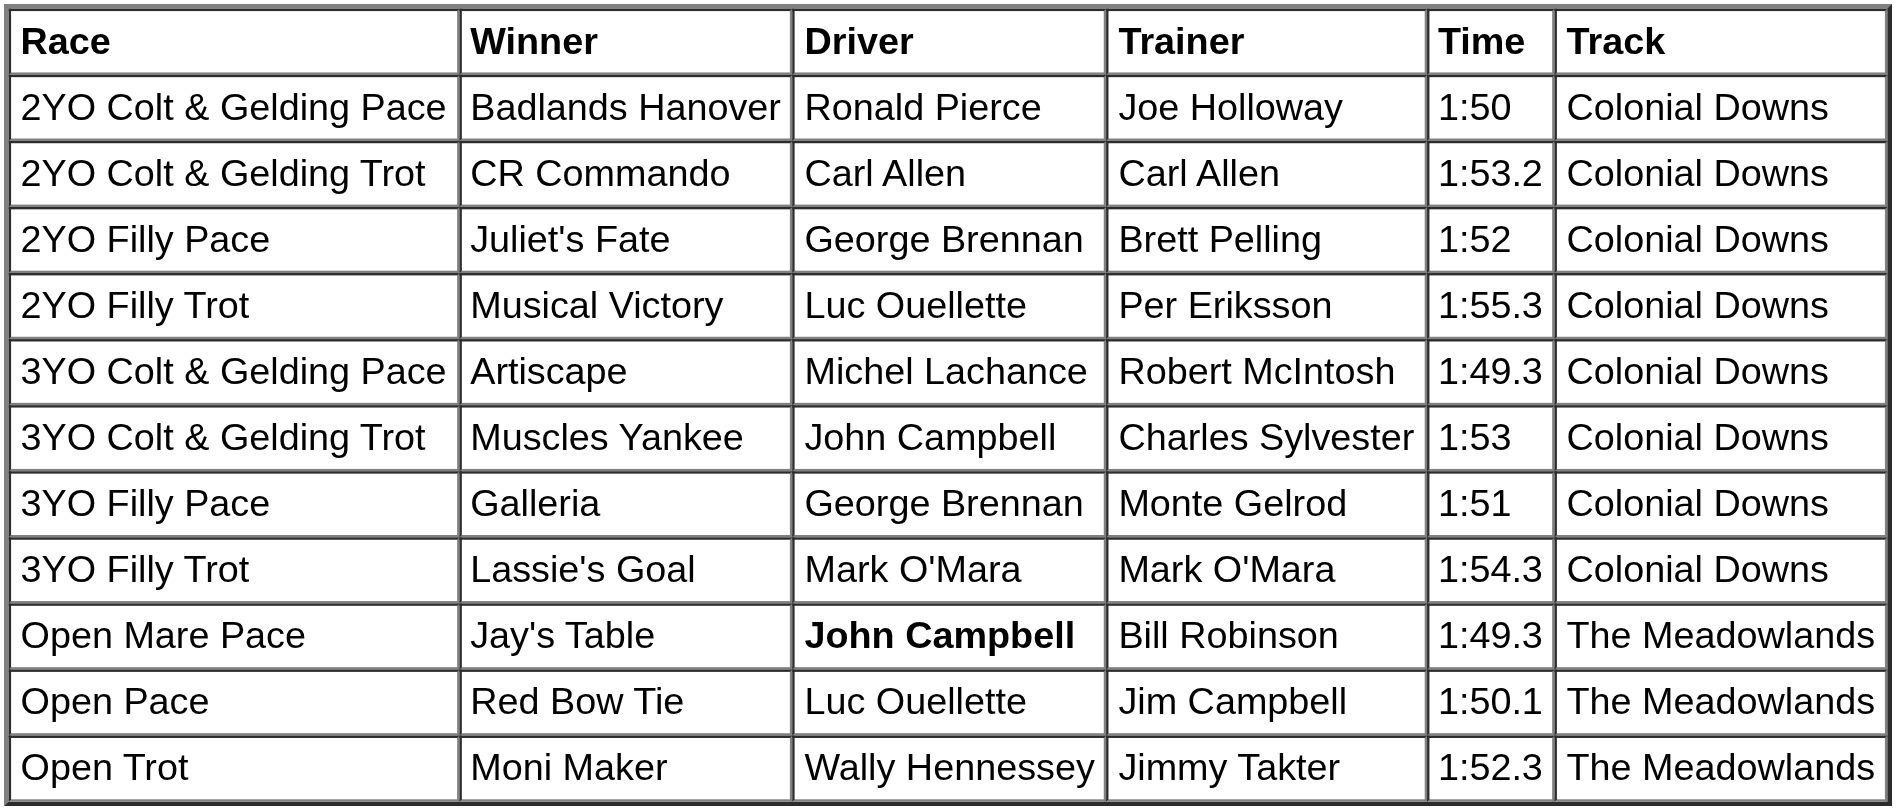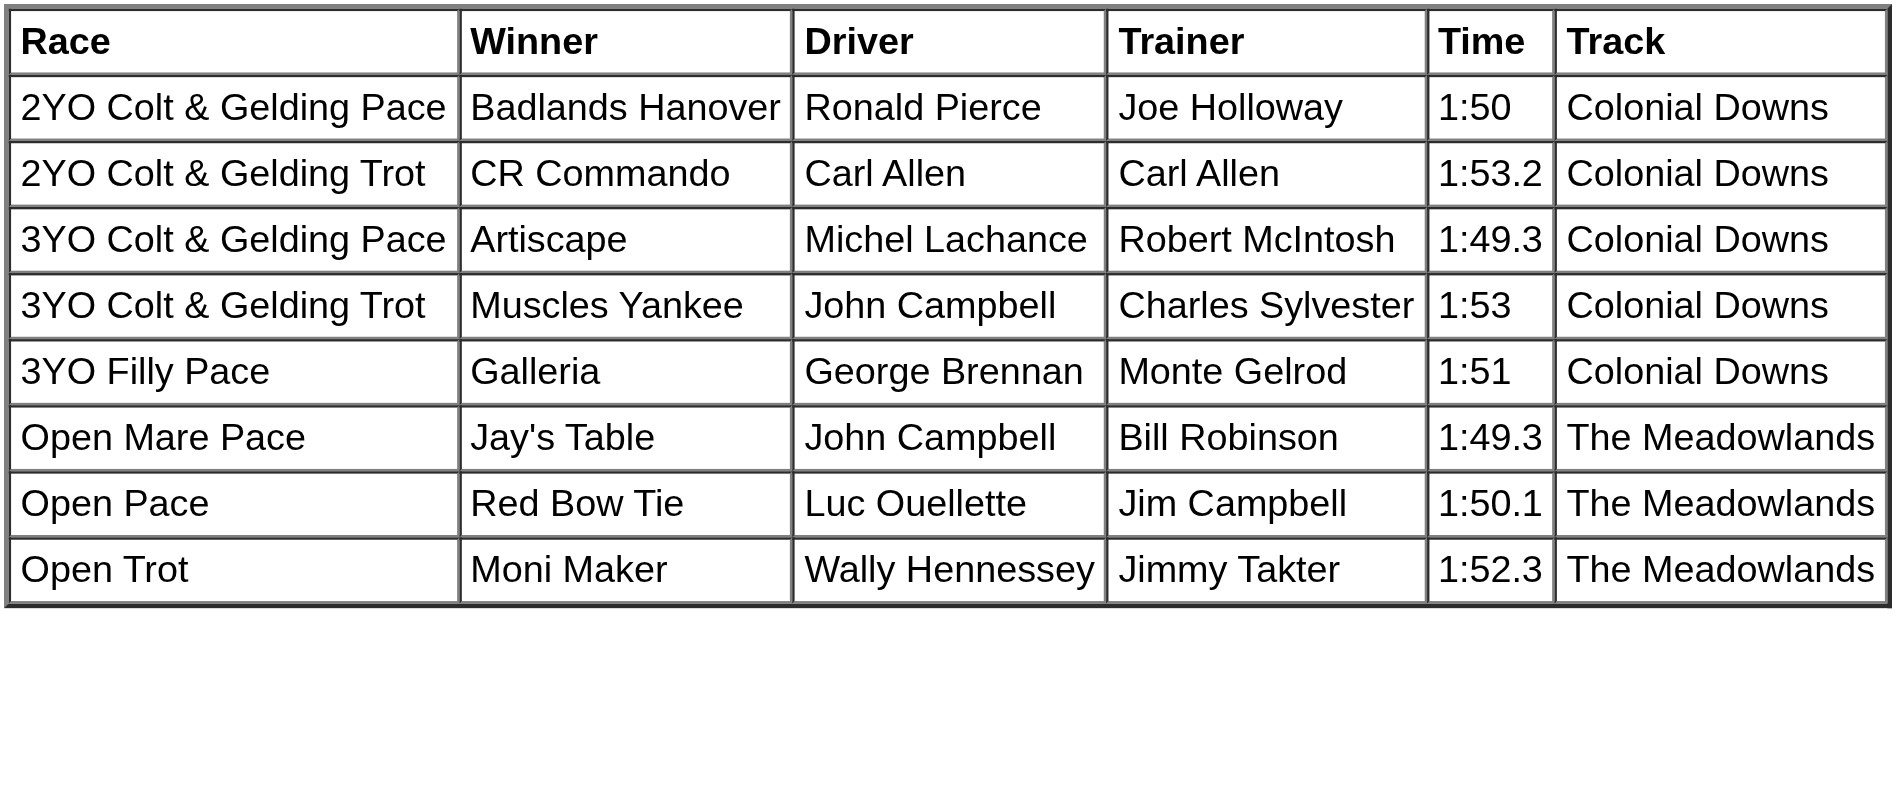- row: (145, 239)
- row: (135, 305)
- row: (135, 569)
(940, 635) bold -> (930, 437) normal
